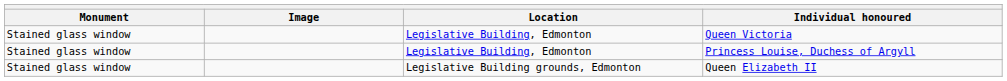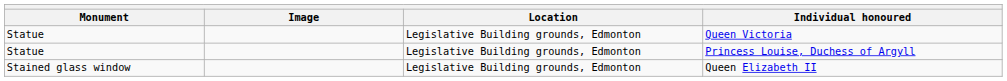(69, 34) Stained glass window -> (25, 34) Statue
(499, 34) Legislative Building, Edmonton -> (523, 34) Legislative Building grounds, Edmonton
(69, 51) Stained glass window -> (25, 51) Statue
(499, 51) Legislative Building, Edmonton -> (523, 51) Legislative Building grounds, Edmonton
